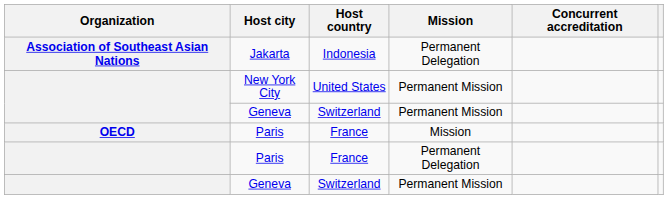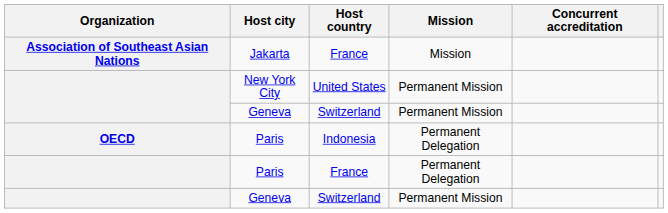(349, 53) Indonesia -> (349, 53) France
(450, 53) Permanent Delegation -> (450, 53) Mission
(349, 132) France -> (349, 139) Indonesia
(450, 132) Mission -> (450, 139) Permanent Delegation
